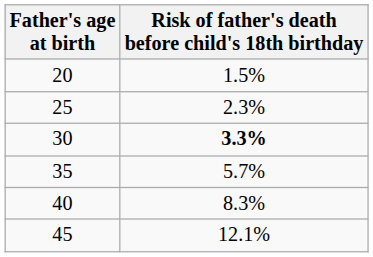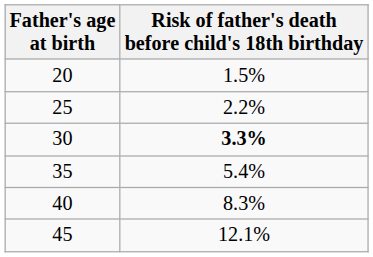(244, 107) 2.3% -> (244, 107) 2.2%
(244, 171) 5.7% -> (244, 171) 5.4%
